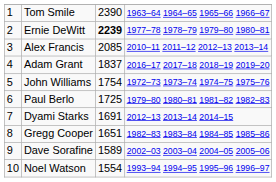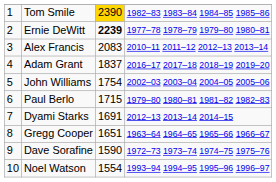(110, 13) no background -> (110, 13) gold background
(198, 13) 1963–64 1964–65 1965–66 1966–67 -> (198, 13) 1982–83 1983–84 1984–85 1985–86
(110, 47) 2085 -> (110, 47) 2083
(198, 82) 1972–73 1973–74 1974–75 1975–76 -> (198, 82) 2002–03 2003–04 2004–05 2005–06
(110, 99) 1725 -> (110, 99) 1715
(198, 134) 1982–83 1983–84 1984–85 1985–86 -> (198, 134) 1963–64 1964–65 1965–66 1966–67
(110, 151) 1589 -> (110, 151) 1590
(198, 151) 2002–03 2003–04 2004–05 2005–06 -> (198, 151) 1972–73 1973–74 1974–75 1975–76
